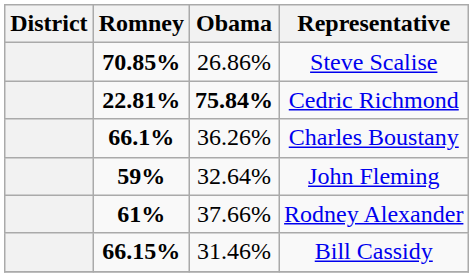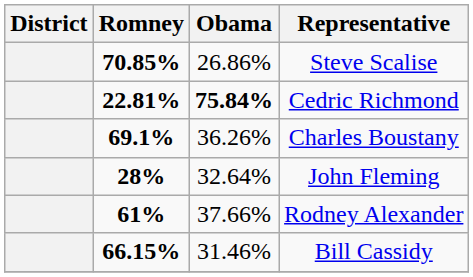(141, 137) 66.1% -> (141, 137) 69.1%
(141, 175) 59% -> (141, 175) 28%
